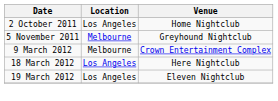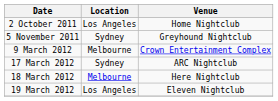(110, 37) Melbourne -> (110, 37) Sydney
+ row: (43, 63)
(110, 63) Los Angeles -> (110, 77) Melbourne
